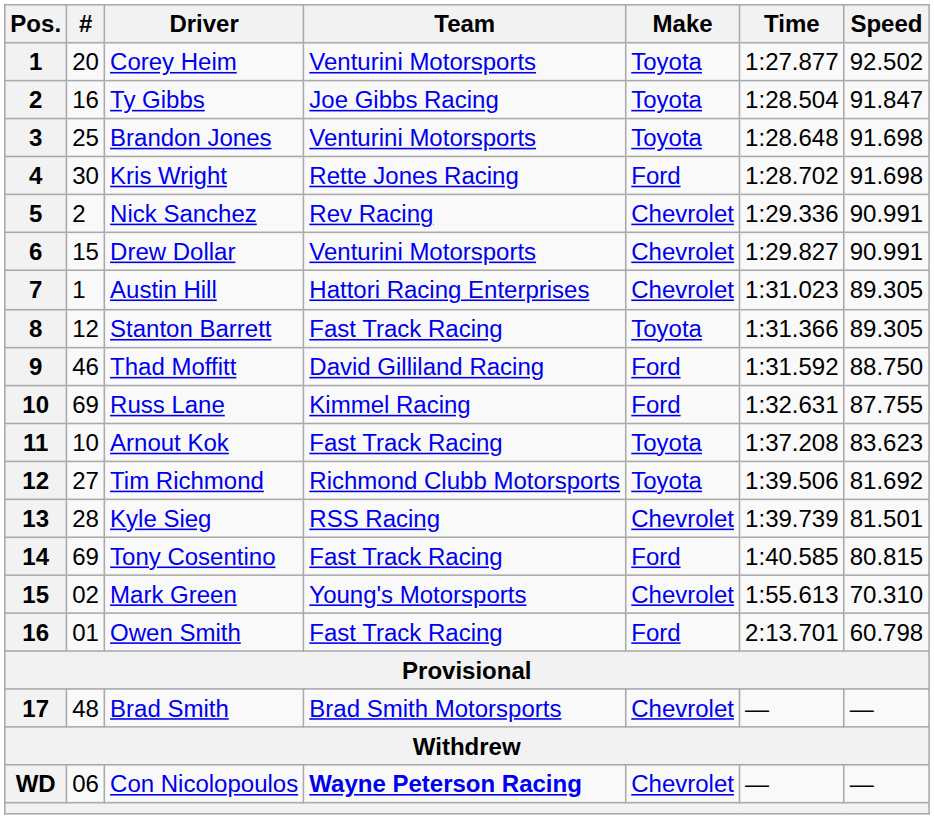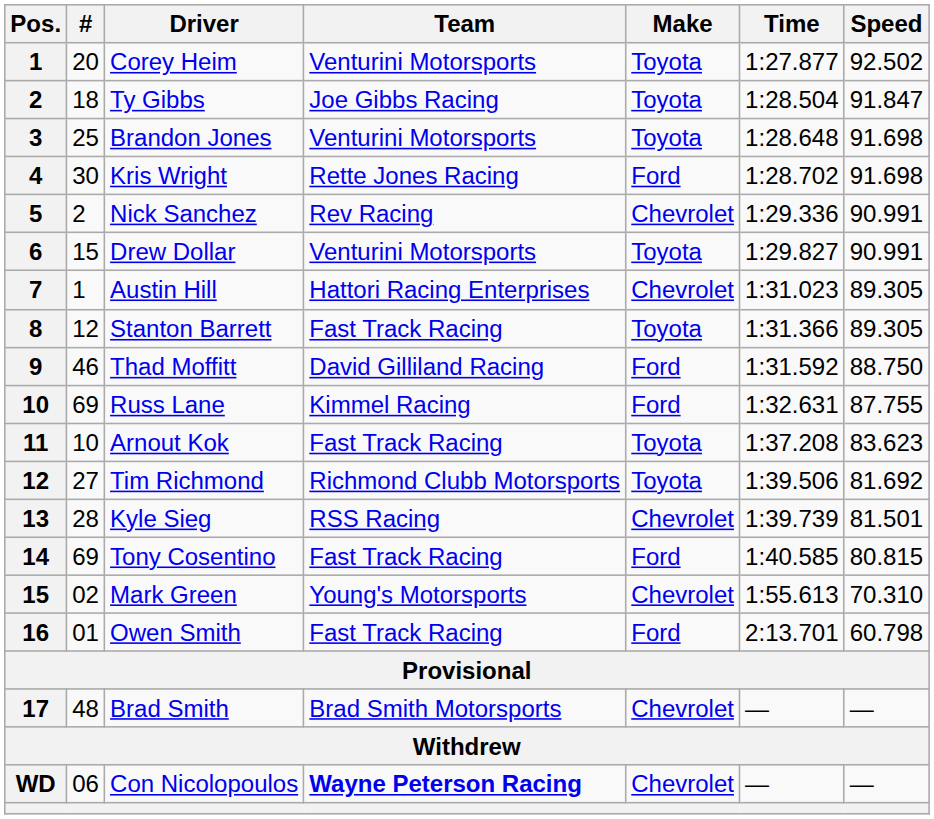(86, 100) 16 -> (86, 100) 18
(683, 252) Chevrolet -> (667, 252) Toyota
